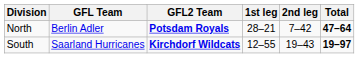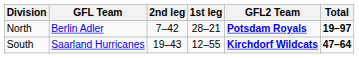columns swapped: (195, 12) <-> (300, 12)
(337, 28) 47–64 -> (337, 28) 19–97
(337, 45) 19–97 -> (337, 45) 47–64
